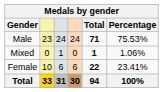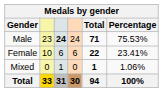(61, 39) normal -> (61, 39) bold
rows swapped: (22, 67) <-> (22, 53)
